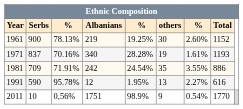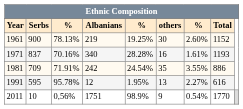(163, 54) 19 -> (163, 54) 16
(35, 82) 590 -> (35, 82) 595
